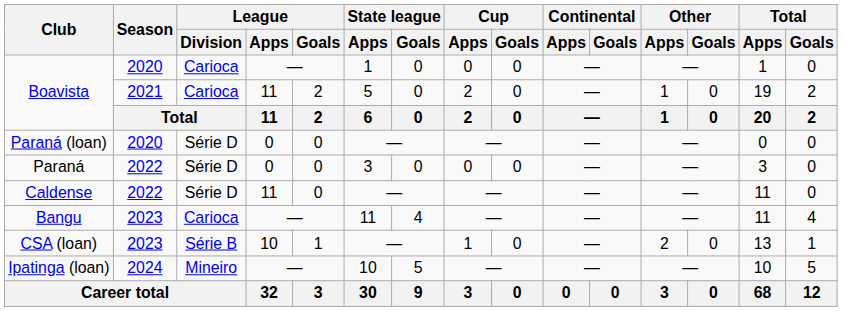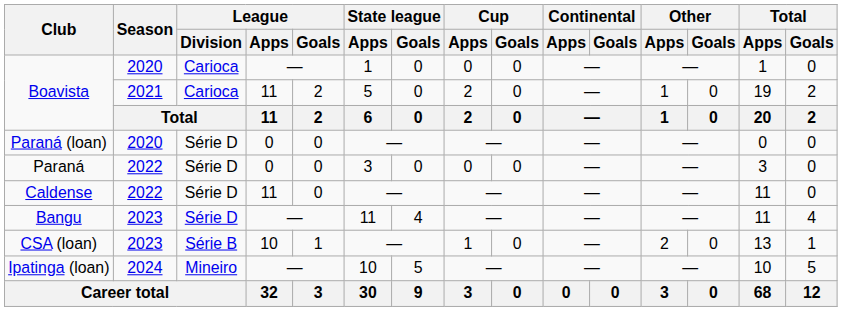(211, 218) Carioca -> (211, 218) Série D
